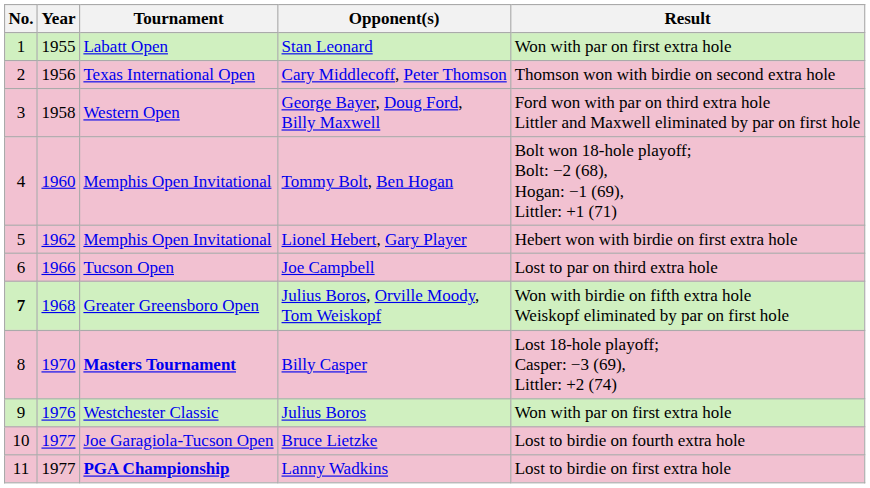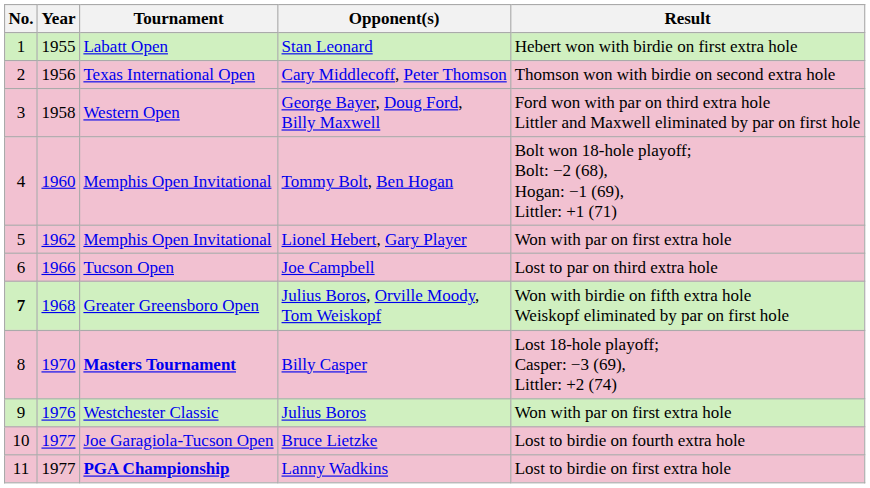(623, 46) Won with par on first extra hole -> (656, 46) Hebert won with birdie on first extra hole
(656, 239) Hebert won with birdie on first extra hole -> (623, 239) Won with par on first extra hole
